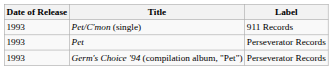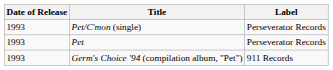(270, 27) 911 Records -> (286, 27) Perseverator Records
(286, 58) Perseverator Records -> (270, 58) 911 Records
